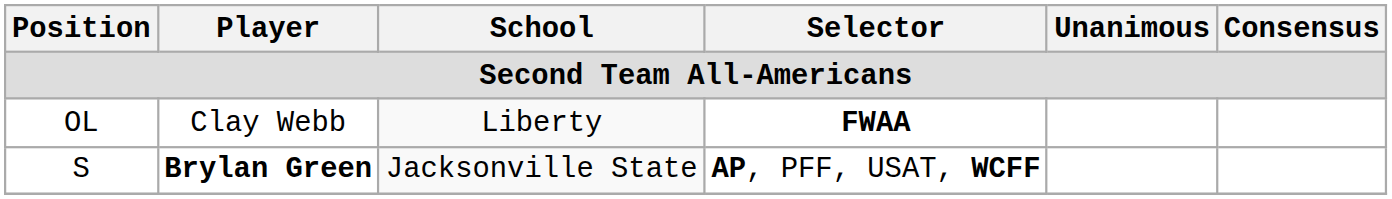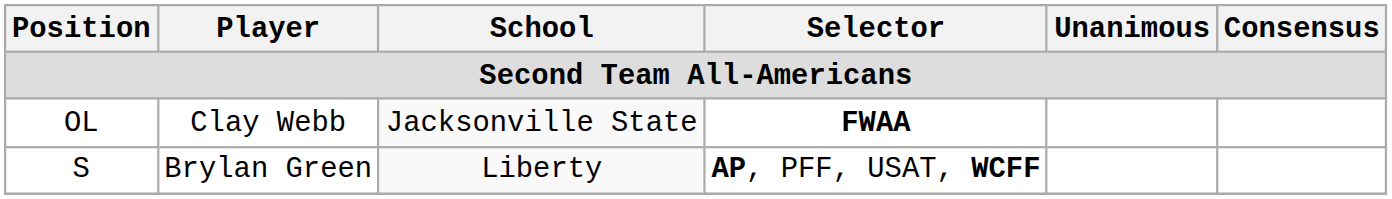(542, 123) Liberty -> (542, 123) Jacksonville State
(268, 170) bold -> (268, 170) normal
(542, 170) Jacksonville State -> (542, 170) Liberty
